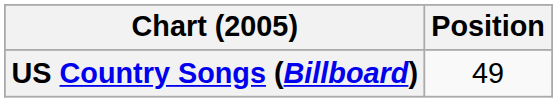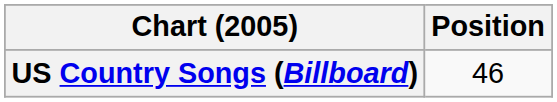(488, 73) 49 -> (488, 73) 46
